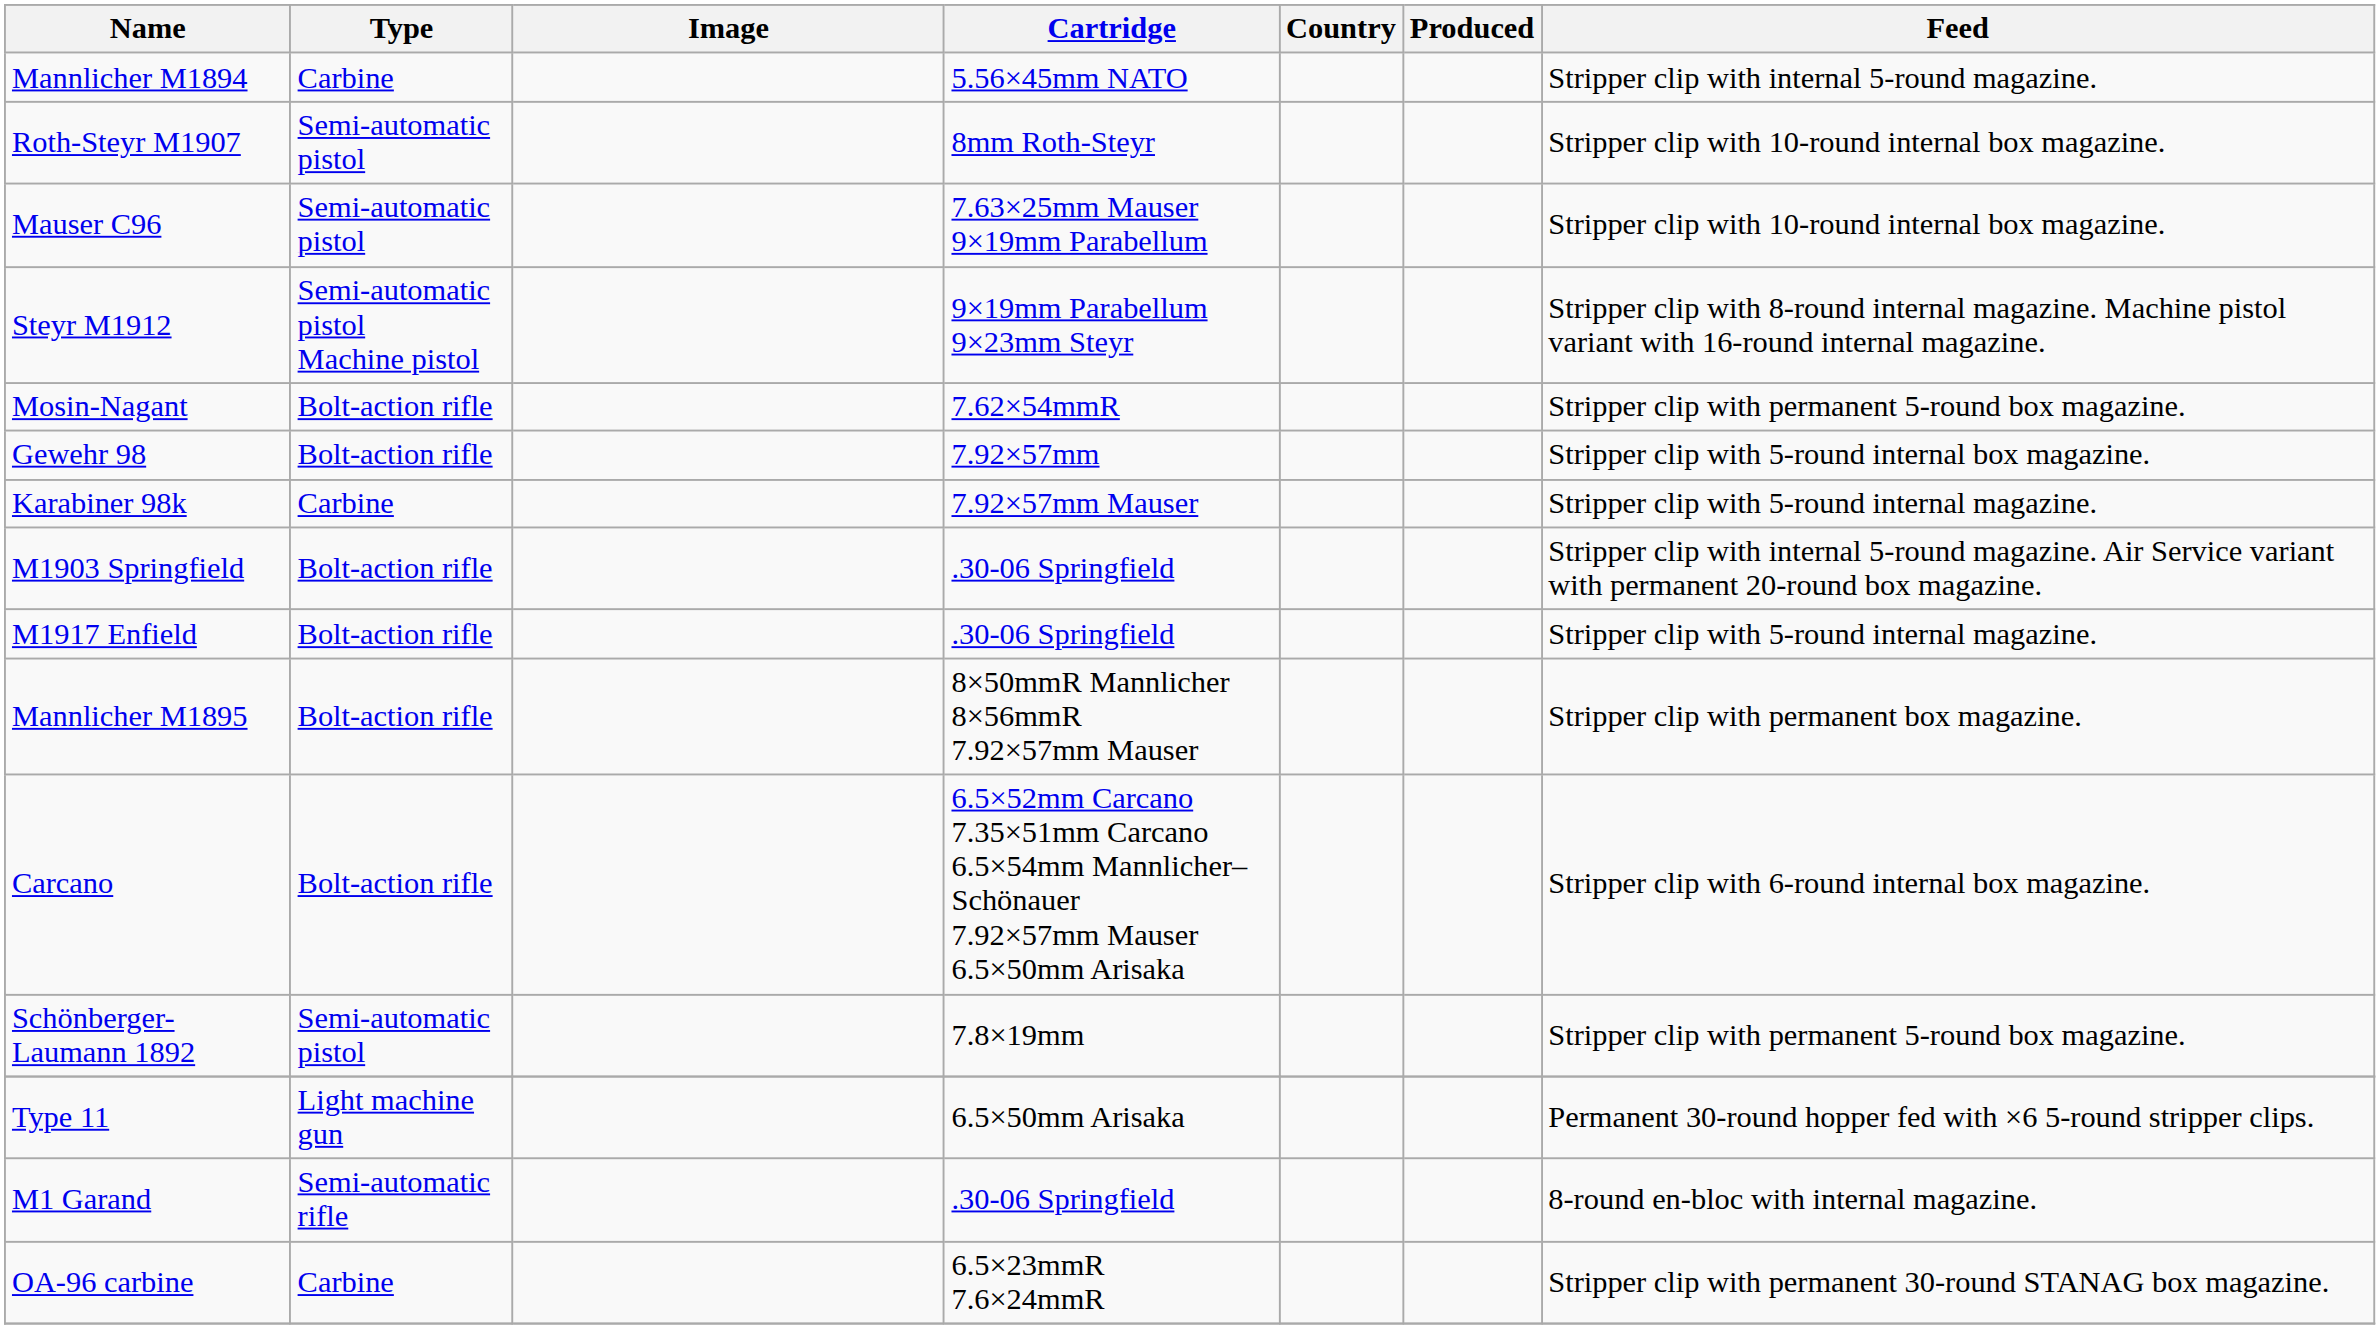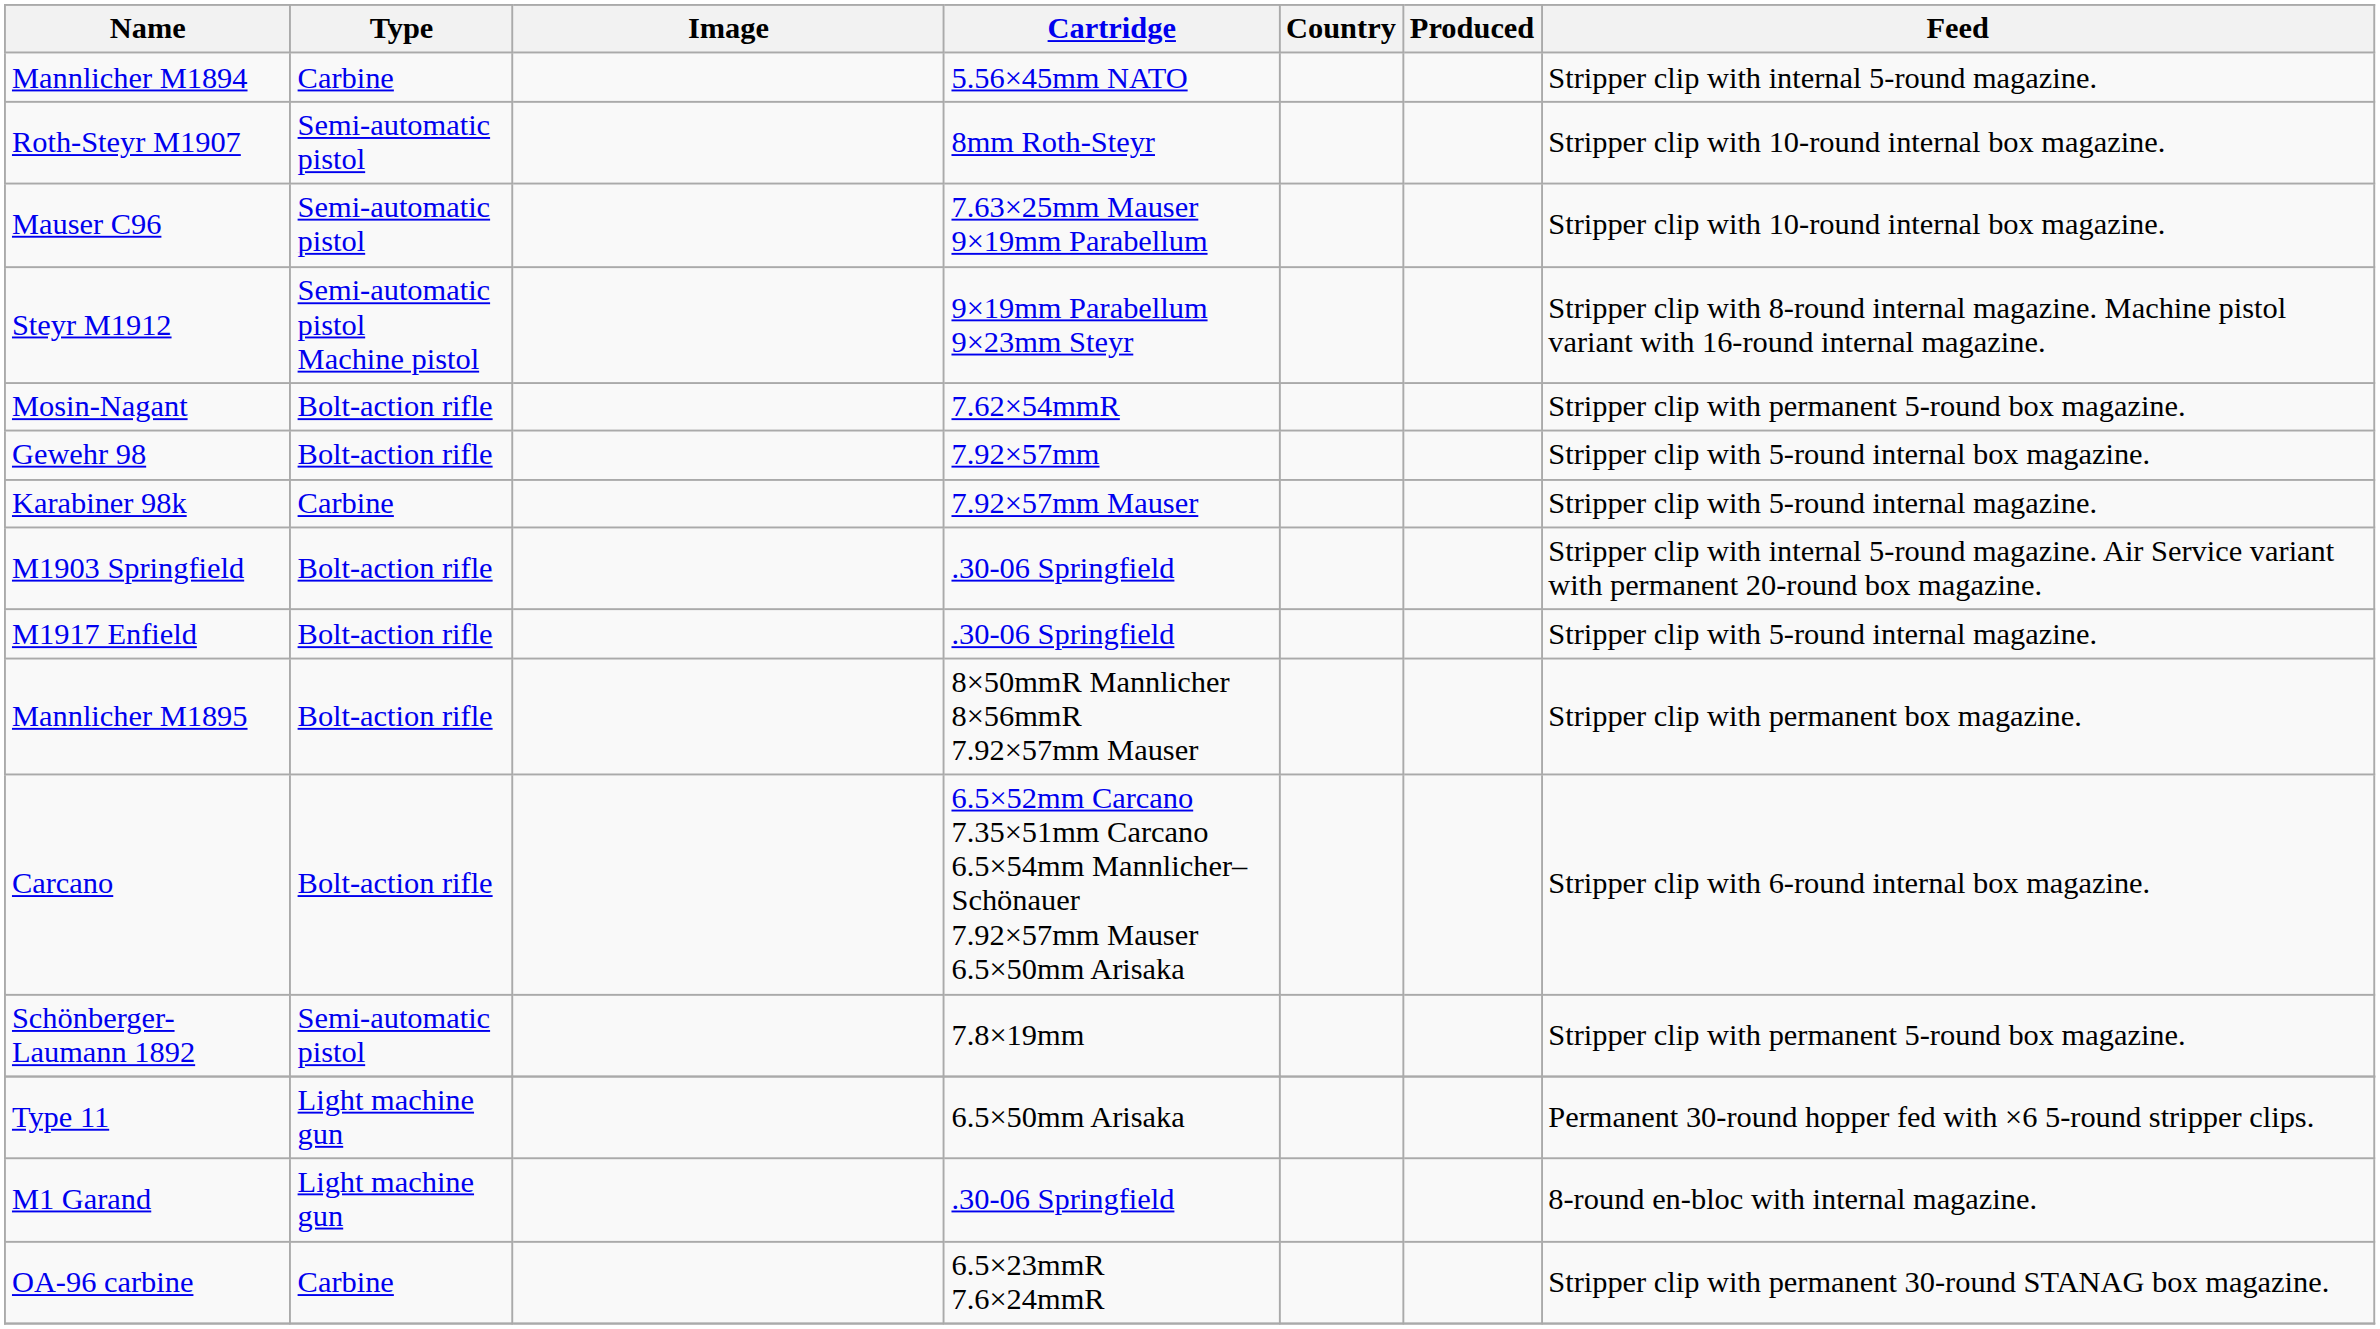(394, 1199) Semi-automatic rifle -> (386, 1199) Light machine gun
